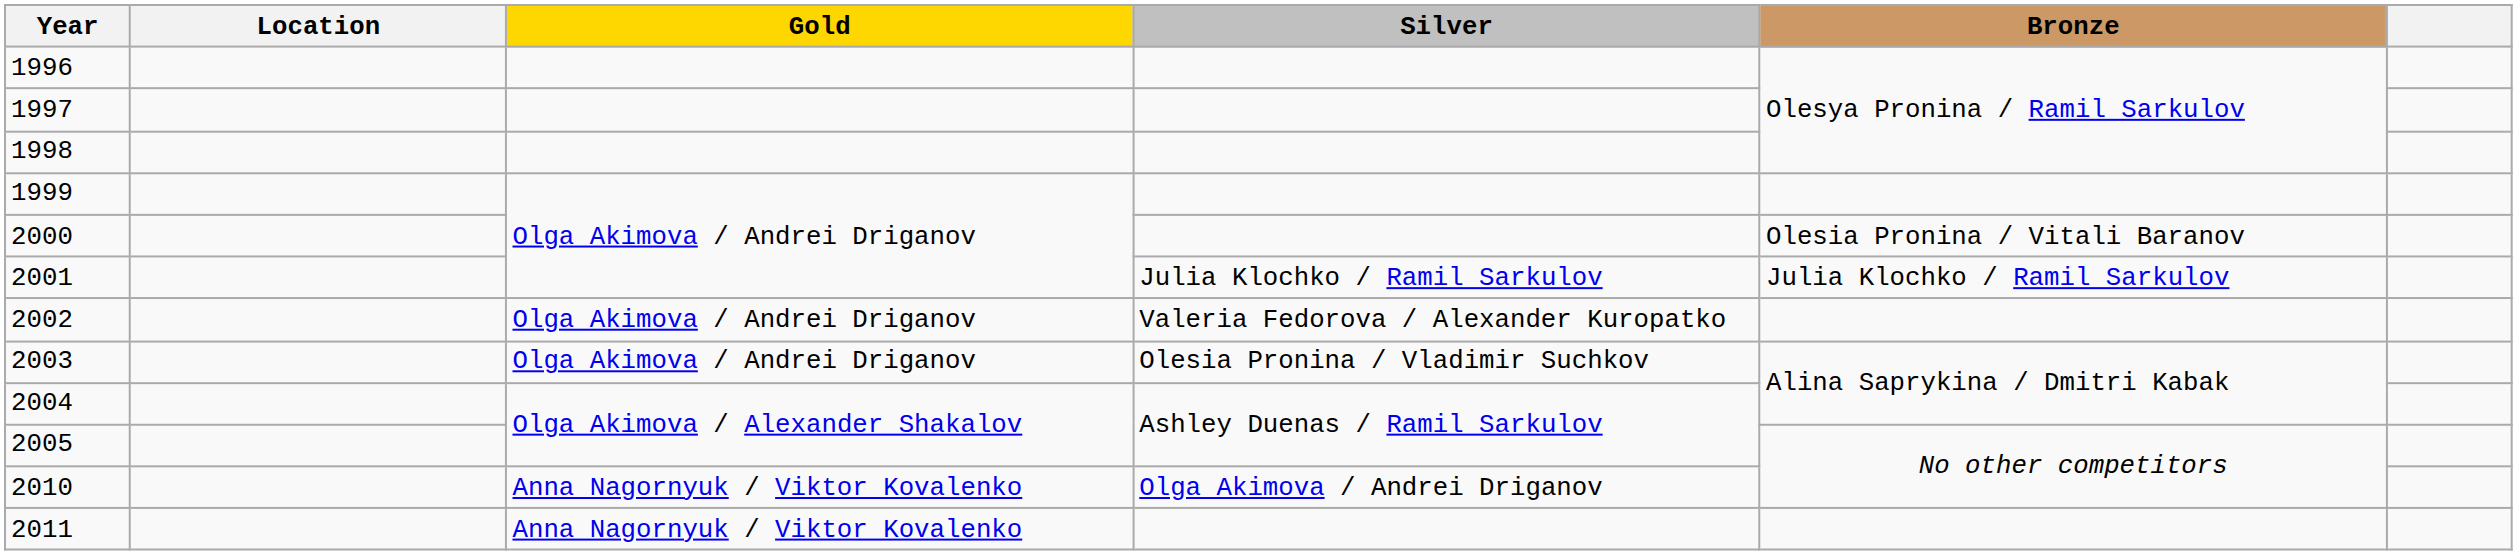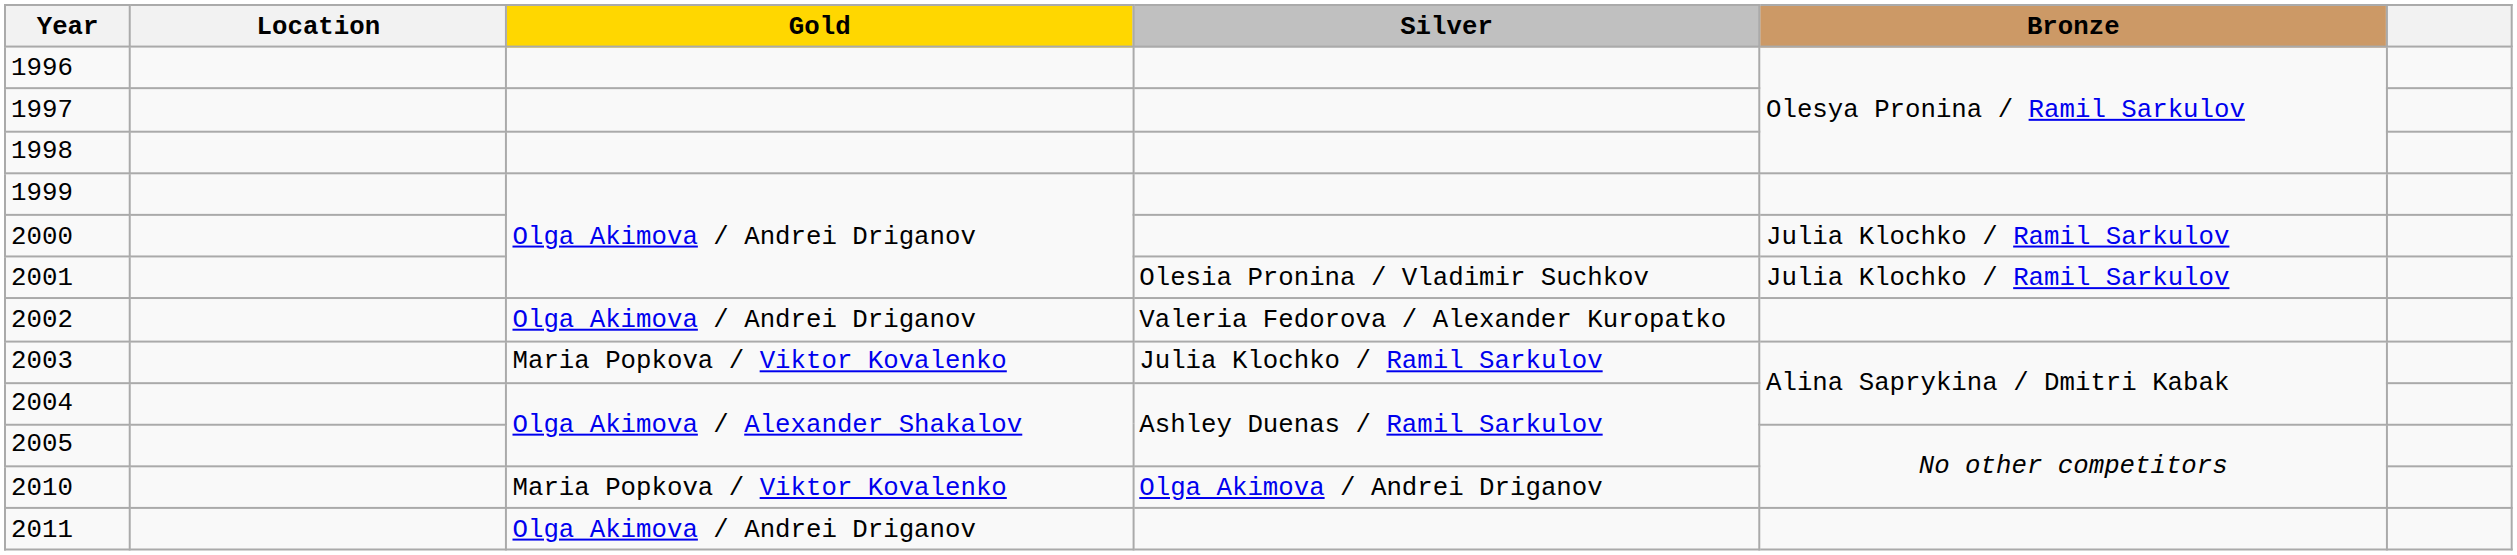(2005, 236) Olesia Pronina / Vitali Baranov -> (1998, 236) Julia Klochko / Ramil Sarkulov
(1371, 278) Julia Klochko / Ramil Sarkulov -> (1394, 278) Olesia Pronina / Vladimir Suchkov
(744, 362) Olga Akimova / Andrei Driganov -> (760, 362) Maria Popkova / Viktor Kovalenko
(1394, 362) Olesia Pronina / Vladimir Suchkov -> (1371, 362) Julia Klochko / Ramil Sarkulov
(767, 487) Anna Nagornyuk / Viktor Kovalenko -> (760, 487) Maria Popkova / Viktor Kovalenko
(767, 529) Anna Nagornyuk / Viktor Kovalenko -> (744, 529) Olga Akimova / Andrei Driganov
